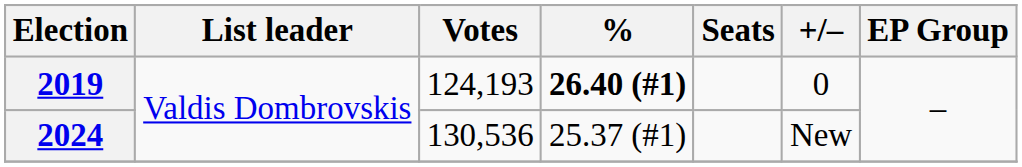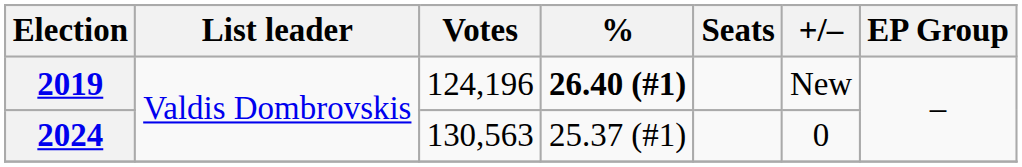(480, 82) 124,193 -> (480, 82) 124,196
(821, 82) 0 -> (821, 82) New
(480, 135) 130,536 -> (480, 135) 130,563
(821, 135) New -> (821, 135) 0
